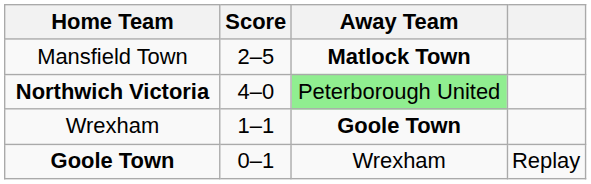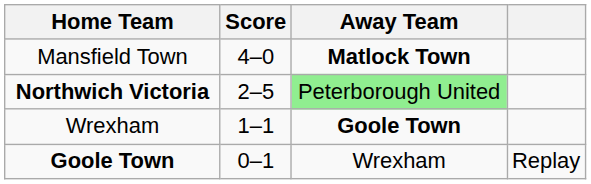(256, 56) 2–5 -> (256, 56) 4–0
(256, 91) 4–0 -> (256, 91) 2–5
